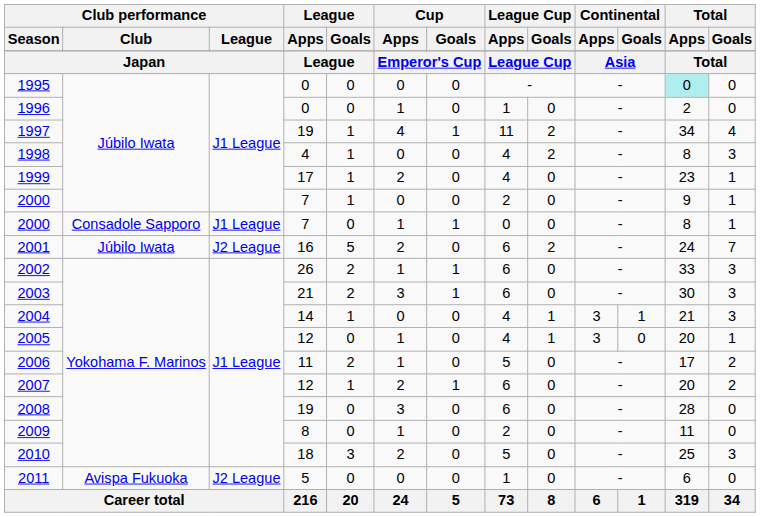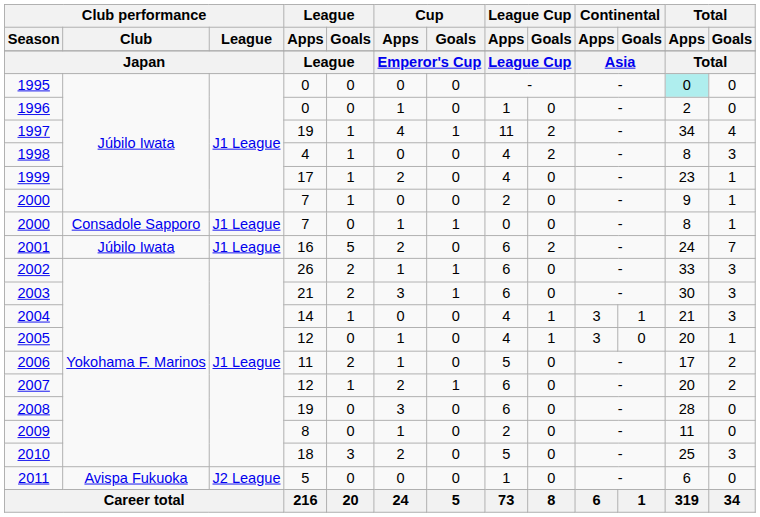(247, 246) J2 League -> (247, 246) J1 League
